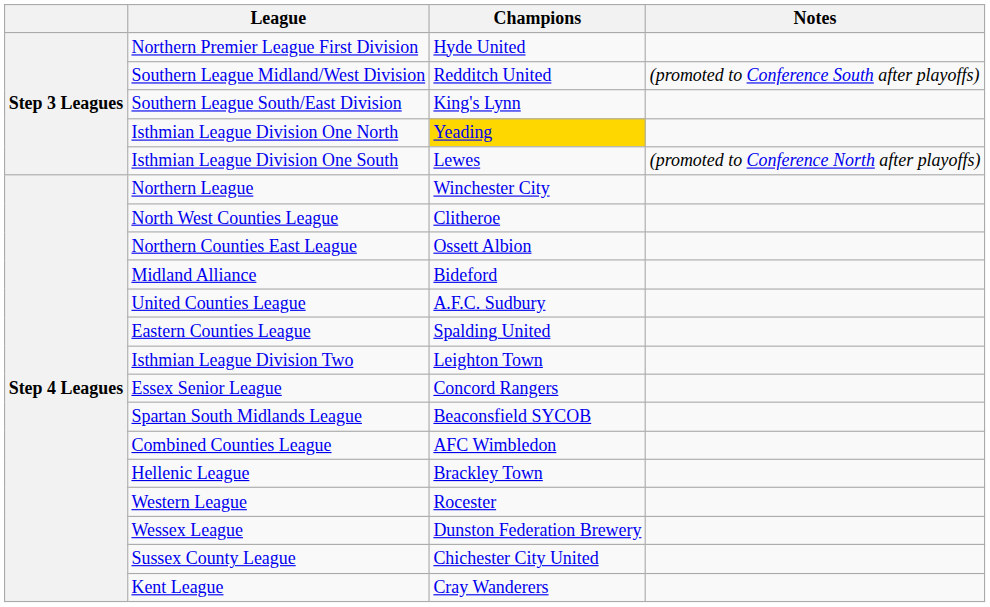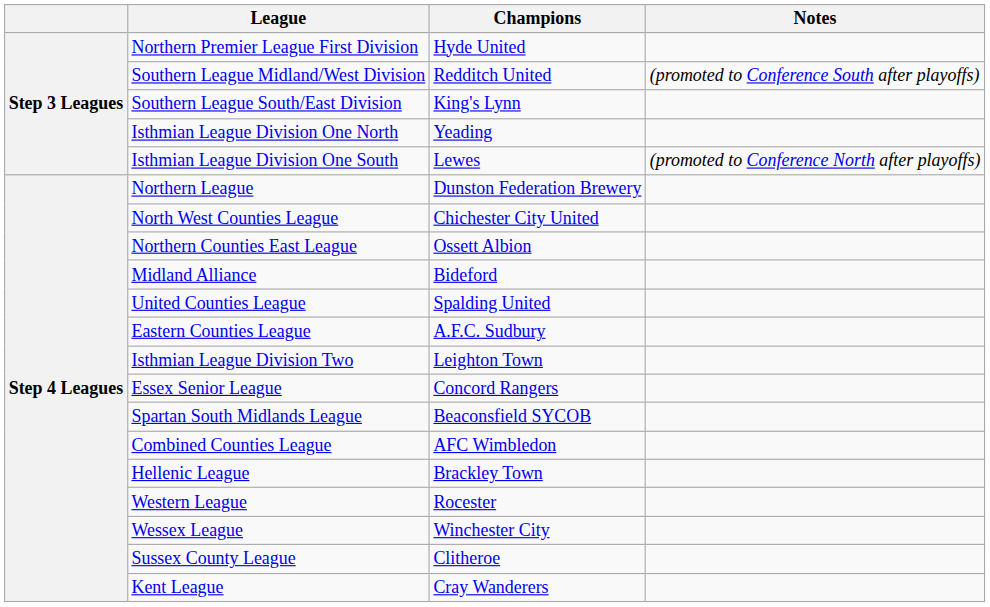(463, 132) gold background -> (463, 132) no background
(492, 189) Winchester City -> (537, 189) Dunston Federation Brewery
(467, 217) Clitheroe -> (516, 217) Chichester City United
(489, 302) A.F.C. Sudbury -> (492, 302) Spalding United
(492, 331) Spalding United -> (489, 331) A.F.C. Sudbury
(537, 530) Dunston Federation Brewery -> (492, 530) Winchester City
(516, 558) Chichester City United -> (467, 558) Clitheroe
